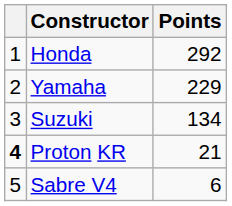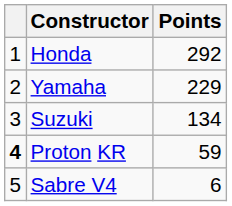(210, 152) 21 -> (210, 152) 59
